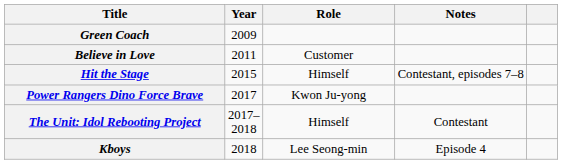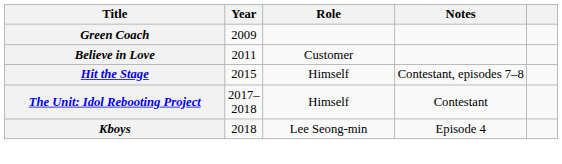- row: (115, 94)
